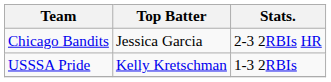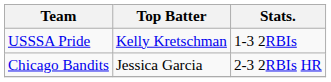rows swapped: (49, 64) <-> (58, 40)
